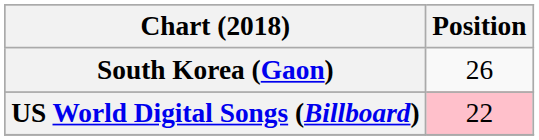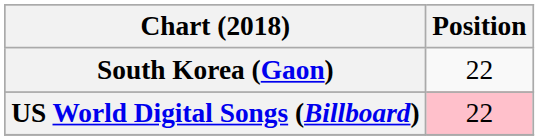(479, 69) 26 -> (479, 69) 22
